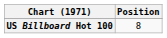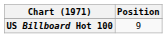(138, 26) 8 -> (138, 26) 9
